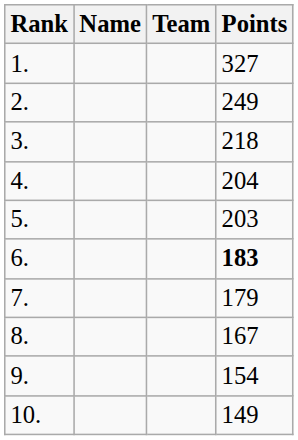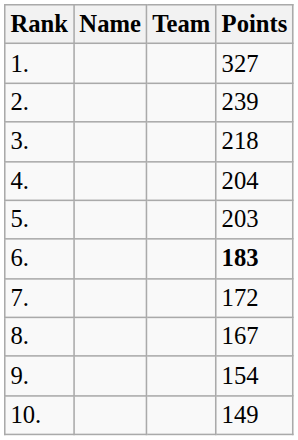(240, 102) 249 -> (240, 102) 239
(240, 297) 179 -> (240, 297) 172
